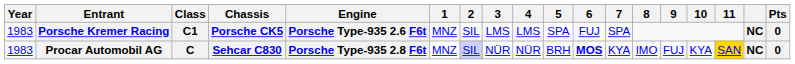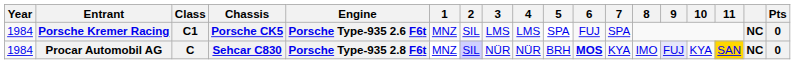(20, 31) 1983 -> (20, 31) 1984
(20, 50) 1983 -> (20, 50) 1984
(674, 50) no background -> (674, 50) lavender background
